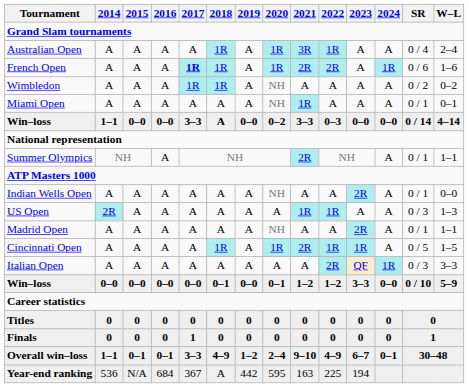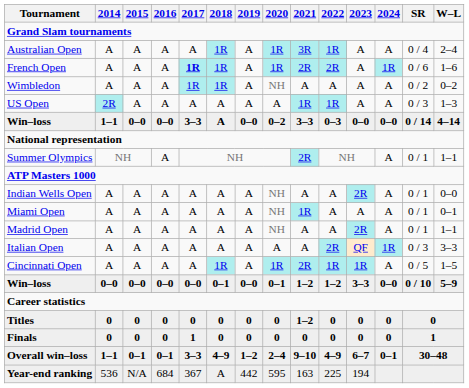rows swapped: (28, 211) <-> (36, 103)
rows swapped: (35, 265) <-> (44, 247)
(305, 319) 0 -> (305, 319) 1–2
